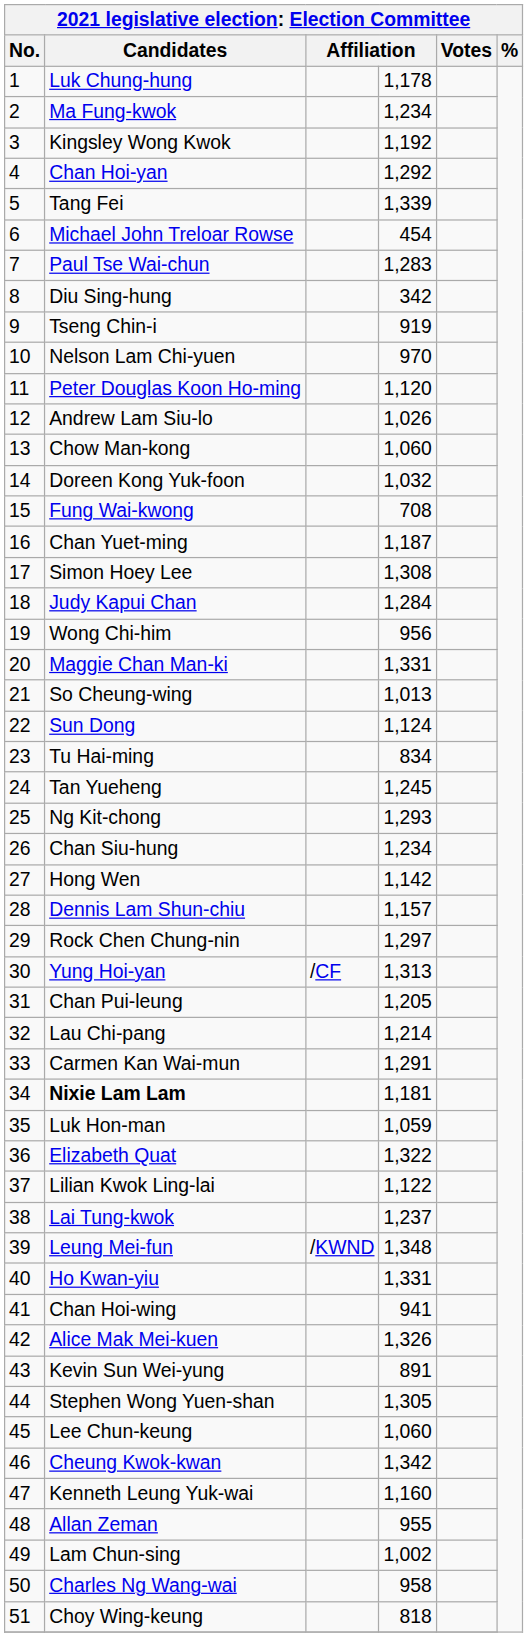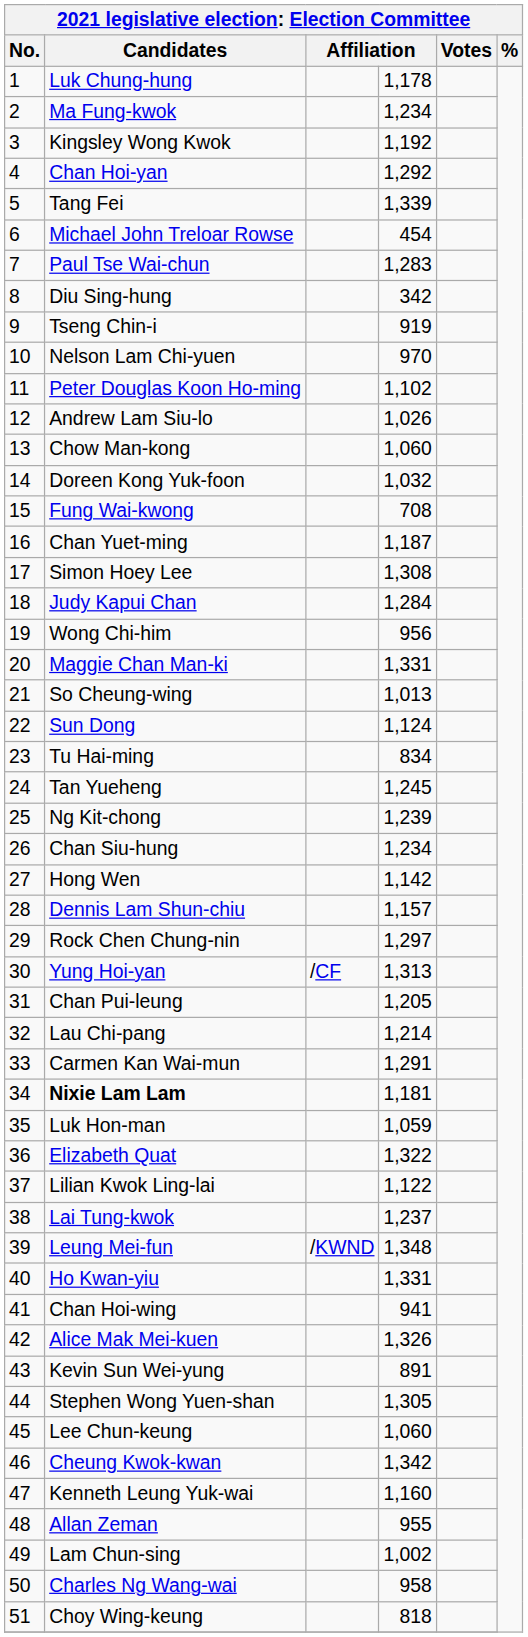(408, 388) 1,120 -> (408, 388) 1,102
(408, 818) 1,293 -> (408, 818) 1,239
